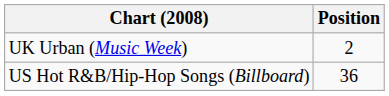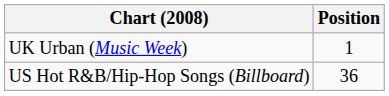(349, 47) 2 -> (349, 47) 1
